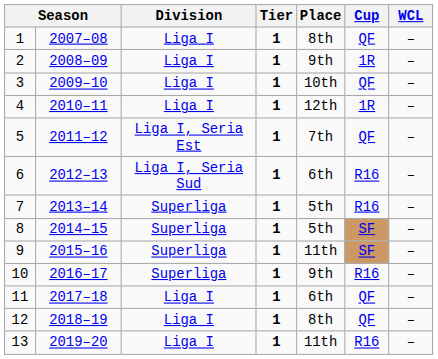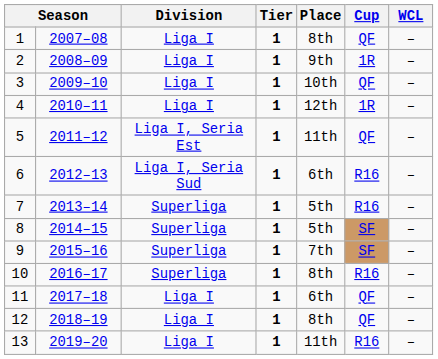(321, 137) 7th -> (321, 137) 11th
(321, 252) 11th -> (321, 252) 7th
(321, 275) 9th -> (321, 275) 8th
